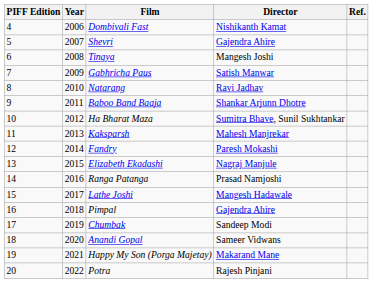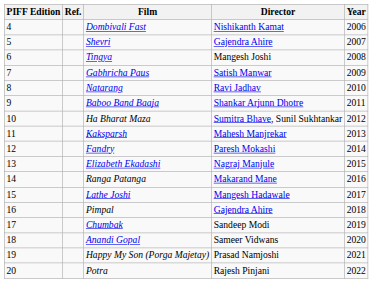columns swapped: (74, 12) <-> (357, 12)
(249, 179) Prasad Namjoshi -> (245, 179) Makarand Mane
(248, 255) Makarand Mane -> (246, 255) Prasad Namjoshi
